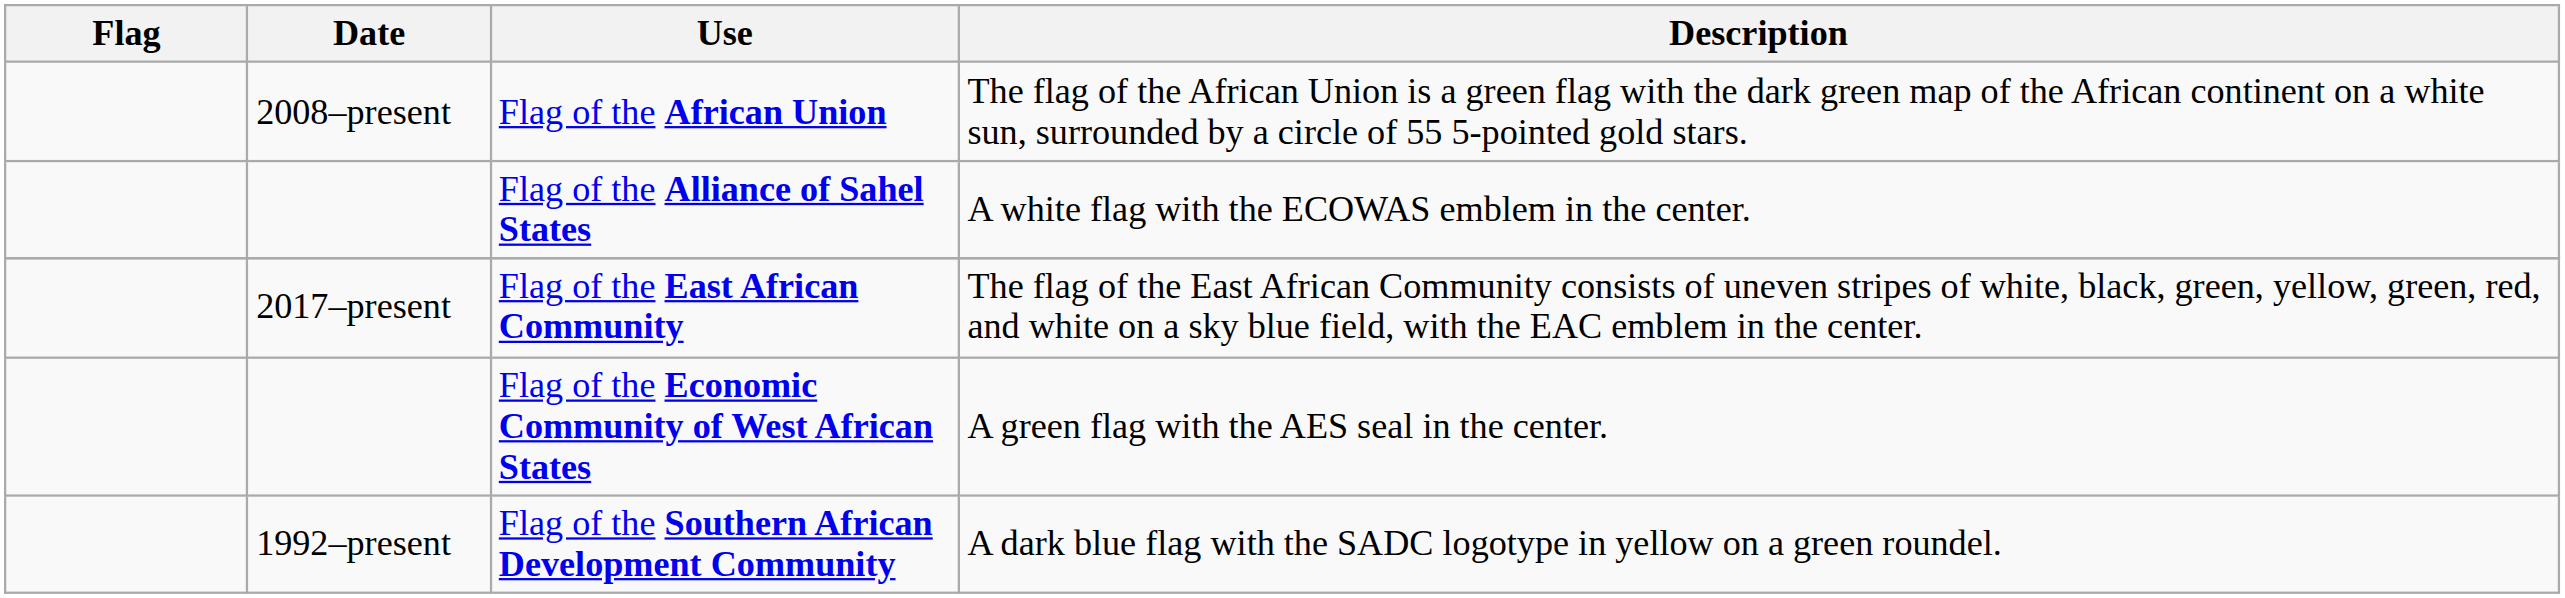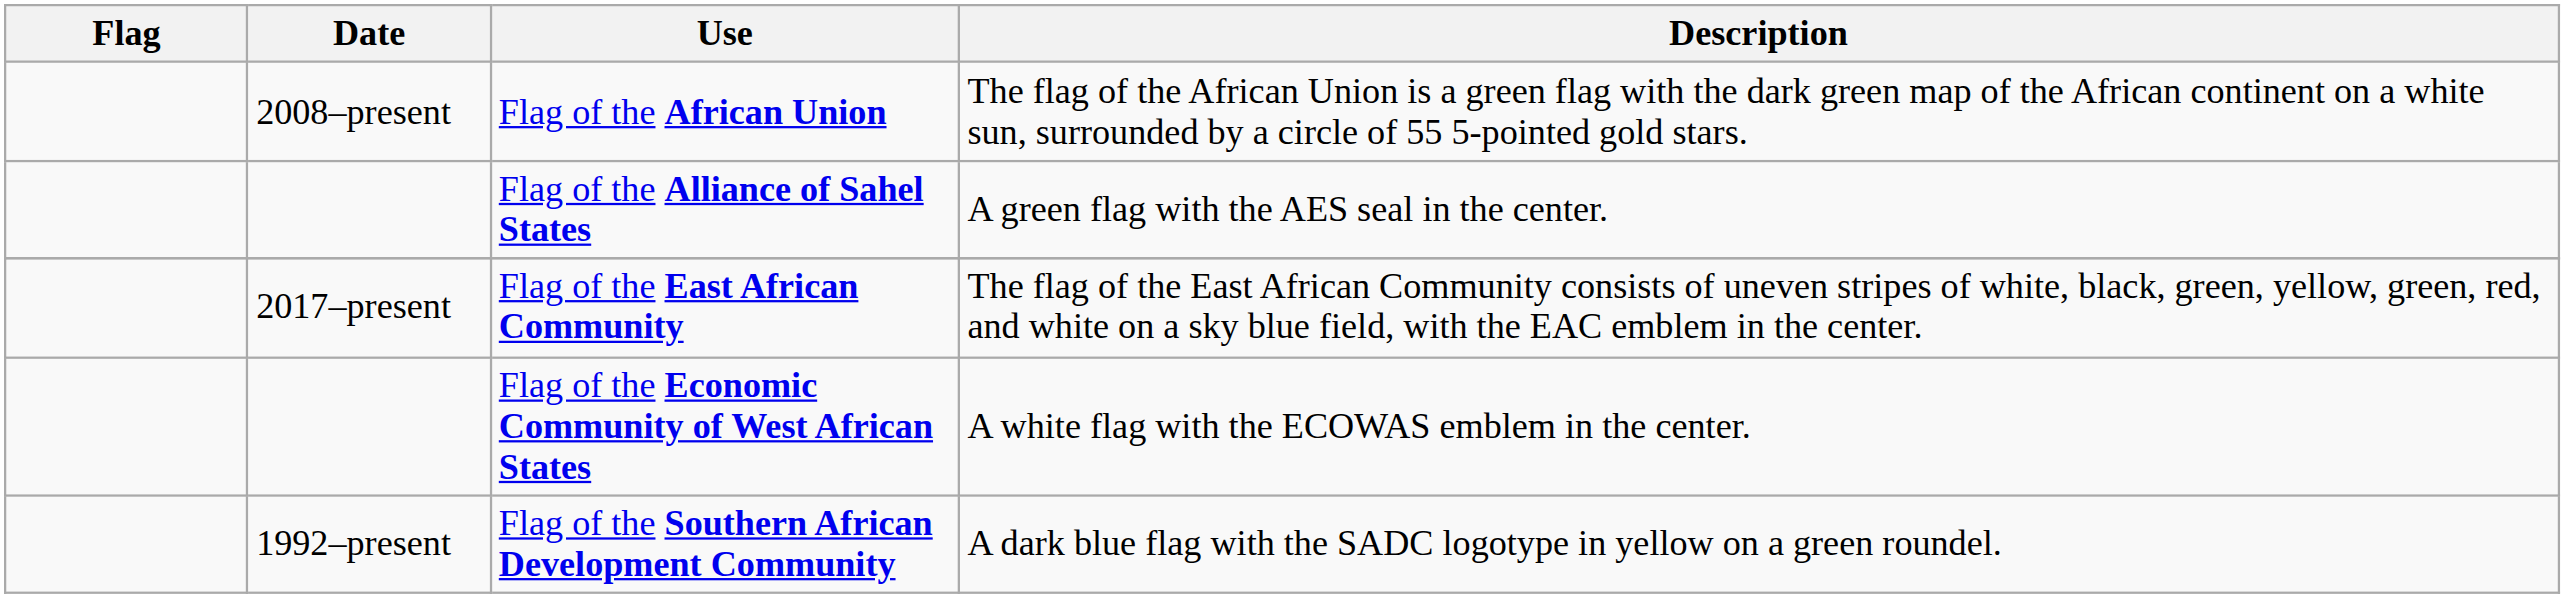(1359, 208) A white flag with the ECOWAS emblem in the center. -> (1288, 208) A green flag with the AES seal in the center.
(1288, 425) A green flag with the AES seal in the center. -> (1359, 425) A white flag with the ECOWAS emblem in the center.
